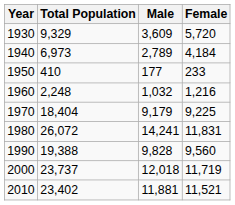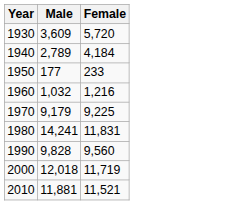- column: (88, 14)
